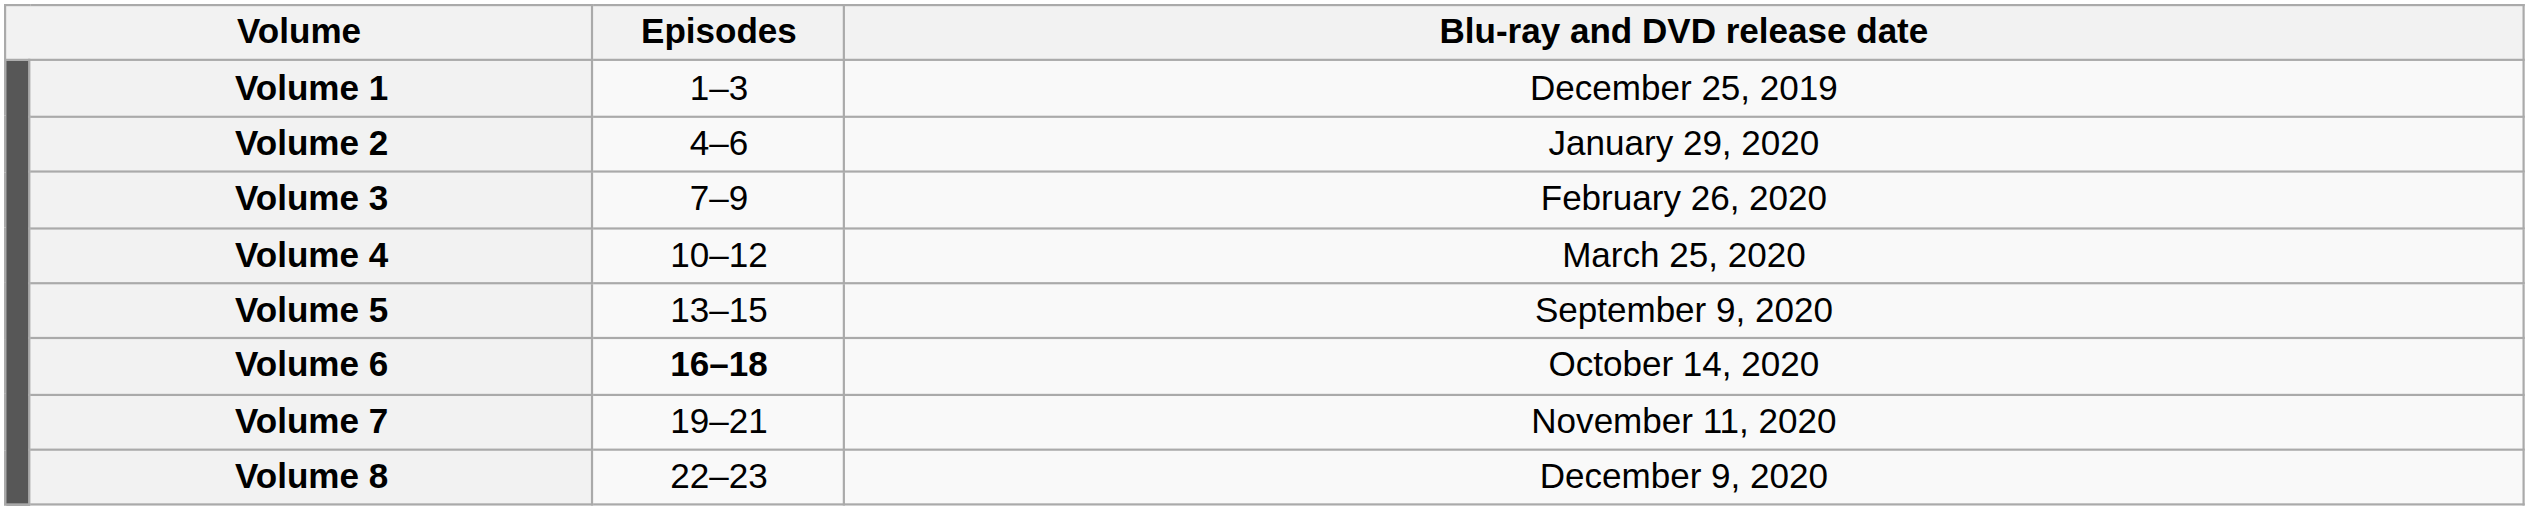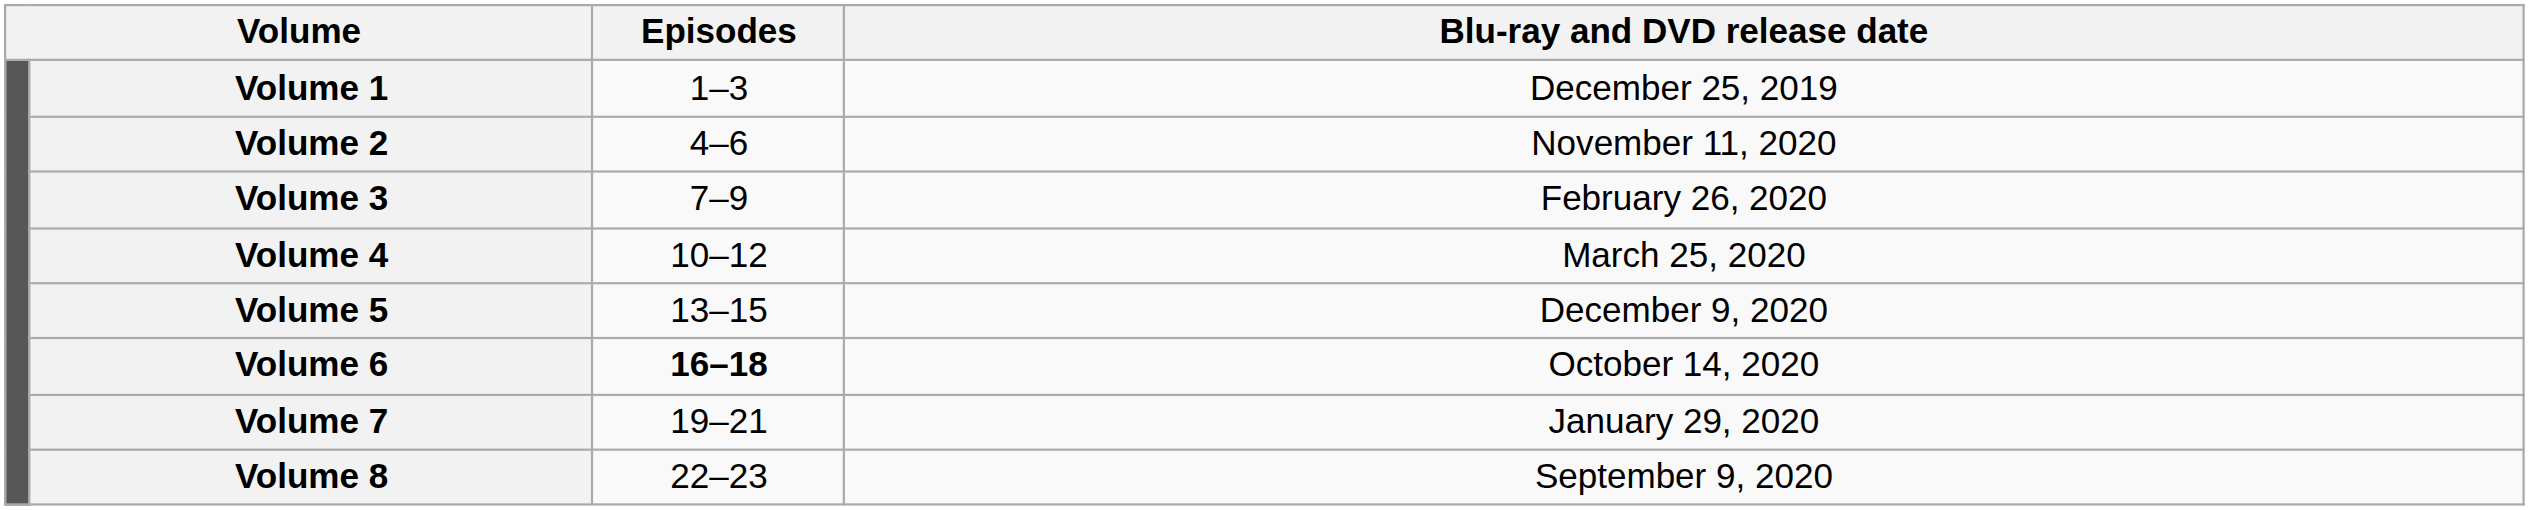(1684, 143) January 29, 2020 -> (1684, 143) November 11, 2020
(1684, 310) September 9, 2020 -> (1684, 310) December 9, 2020
(1684, 421) November 11, 2020 -> (1684, 421) January 29, 2020
(1684, 476) December 9, 2020 -> (1684, 476) September 9, 2020
